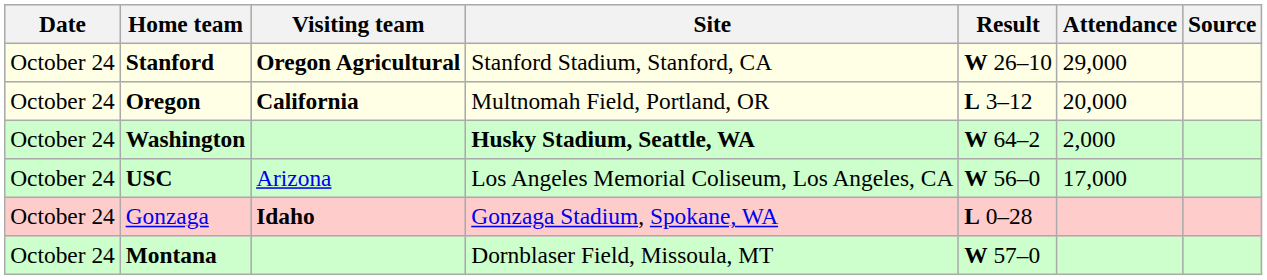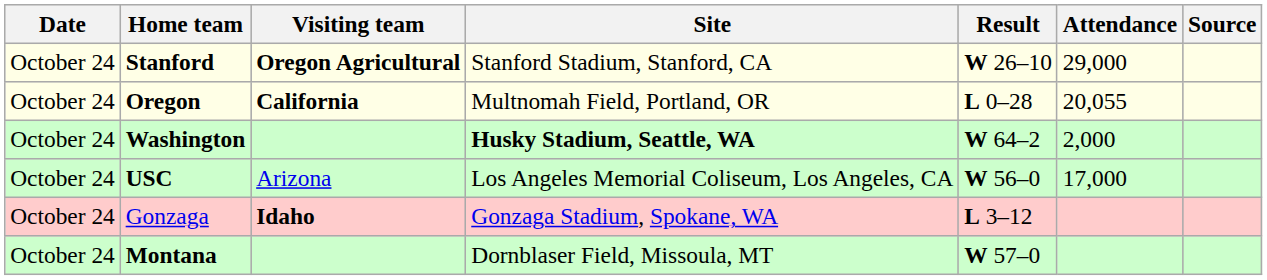(998, 101) L 3–12 -> (998, 101) L 0–28
(1095, 101) 20,000 -> (1095, 101) 20,055
(998, 216) L 0–28 -> (998, 216) L 3–12
